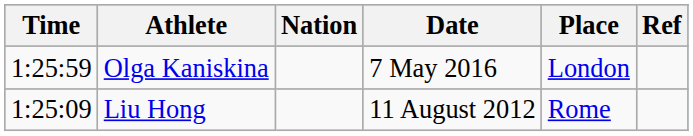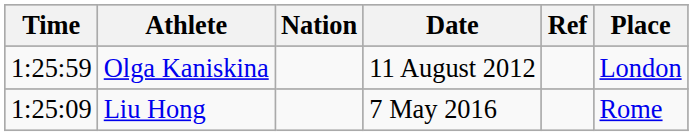columns swapped: (589, 25) <-> (662, 25)
(433, 67) 7 May 2016 -> (452, 67) 11 August 2012
(452, 109) 11 August 2012 -> (433, 109) 7 May 2016
